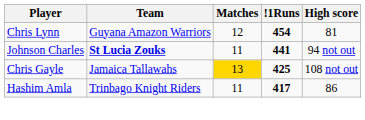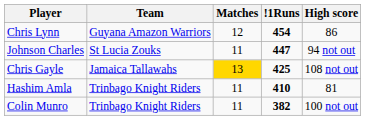(331, 32) 81 -> (331, 32) 86
(127, 50) bold -> (125, 50) normal
(282, 50) 441 -> (282, 50) 447
(282, 87) 417 -> (282, 87) 410
(331, 87) 86 -> (331, 87) 81
+ row: (37, 106)
